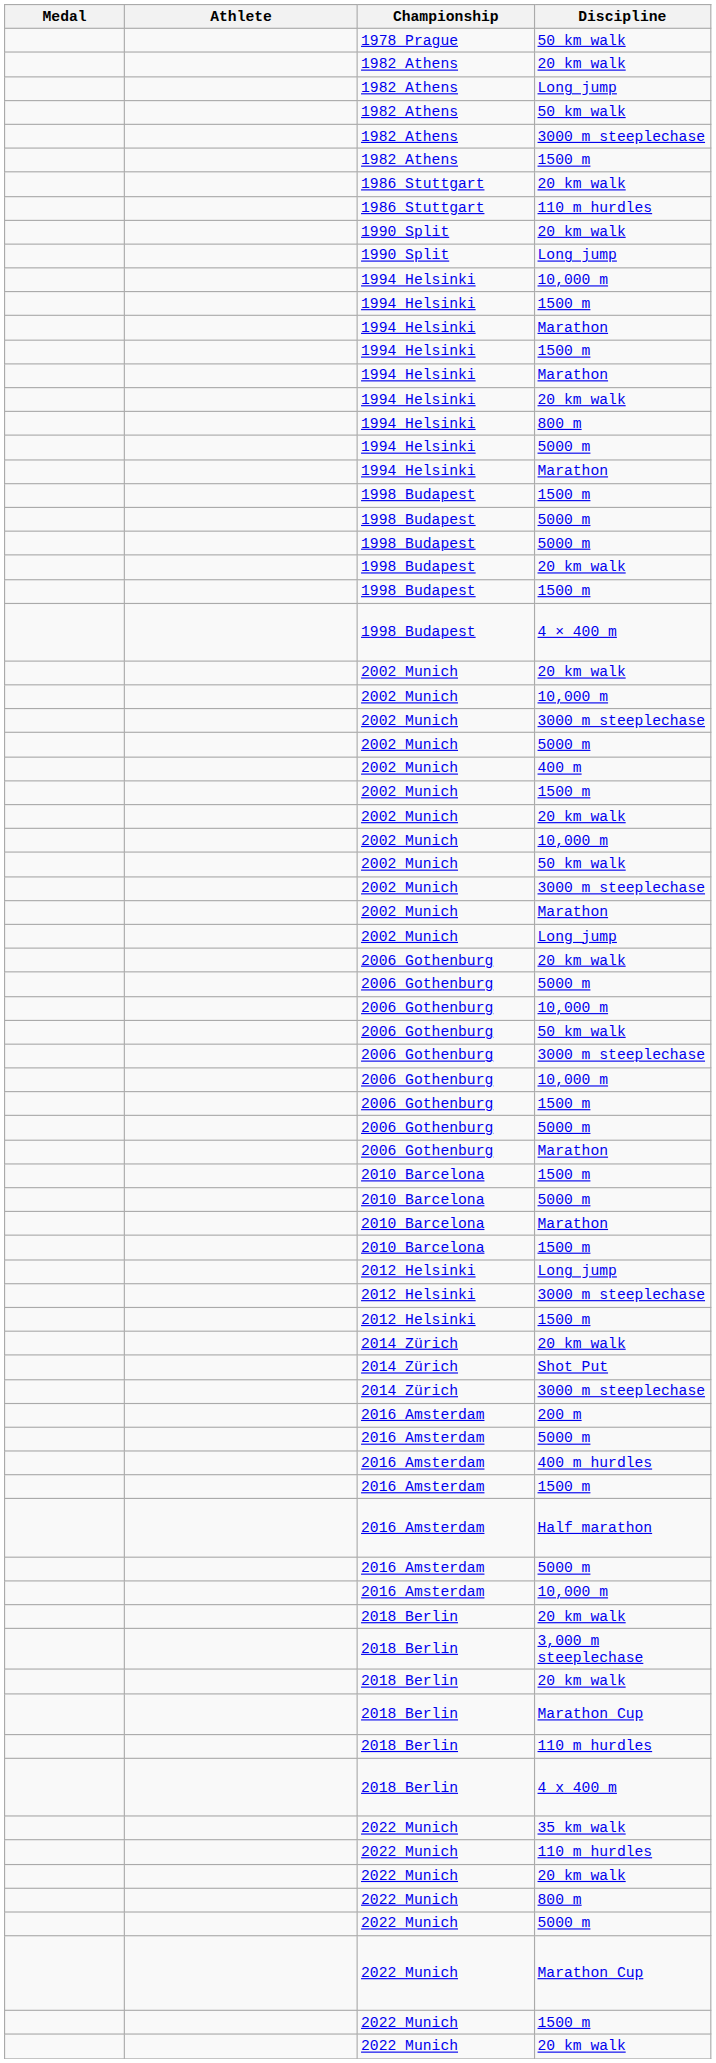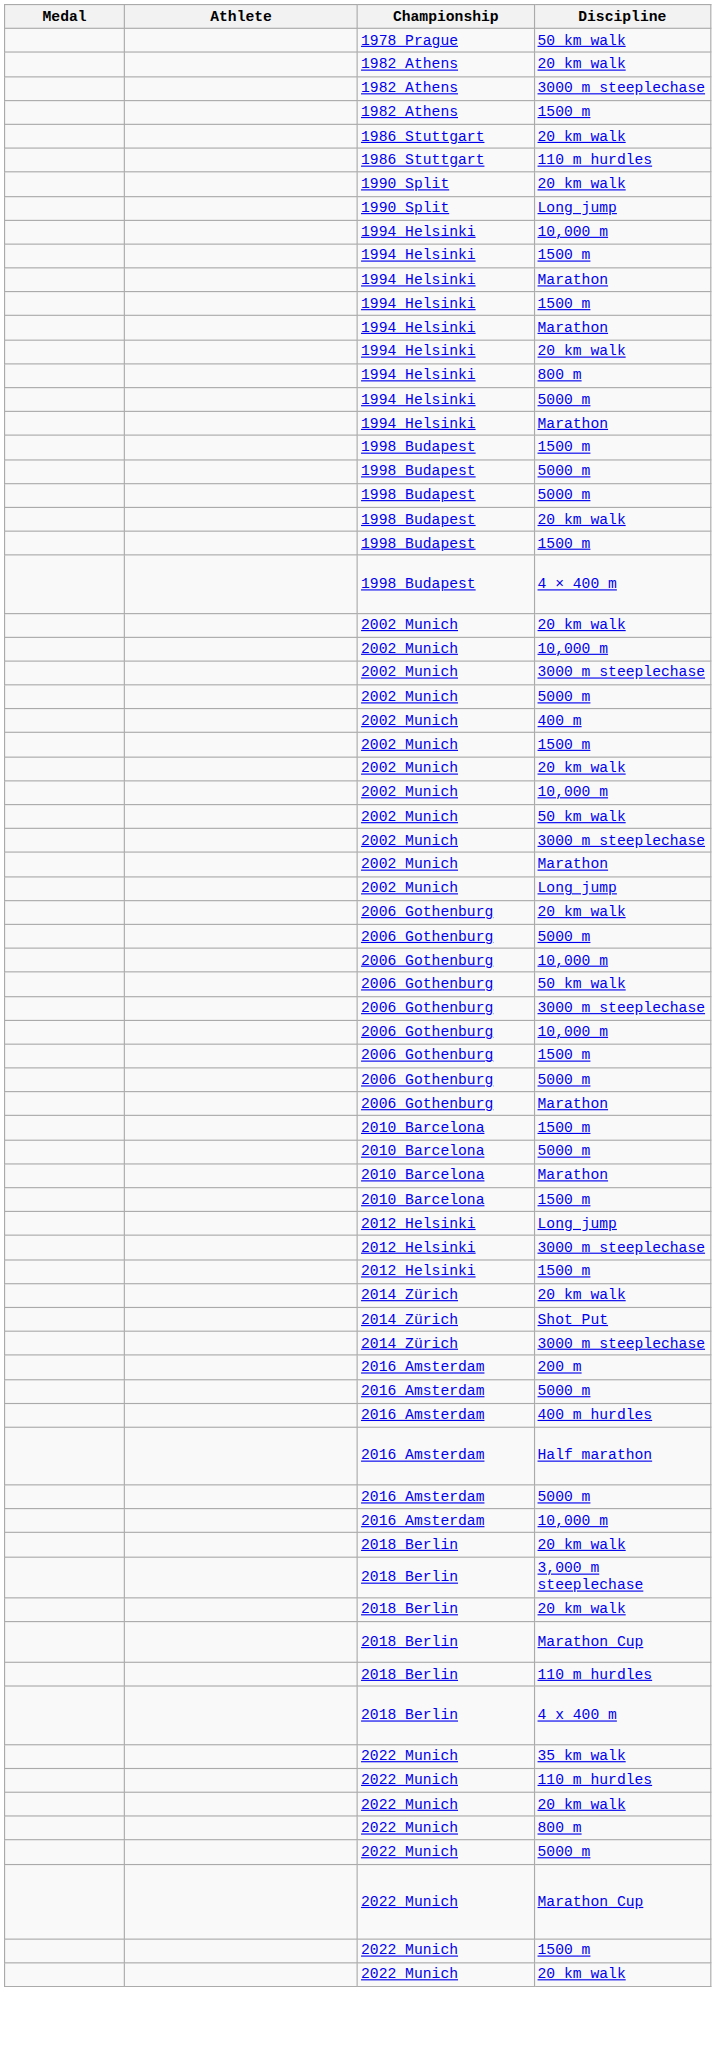- row: (410, 88)
- row: (410, 112)
- row: (423, 1487)
